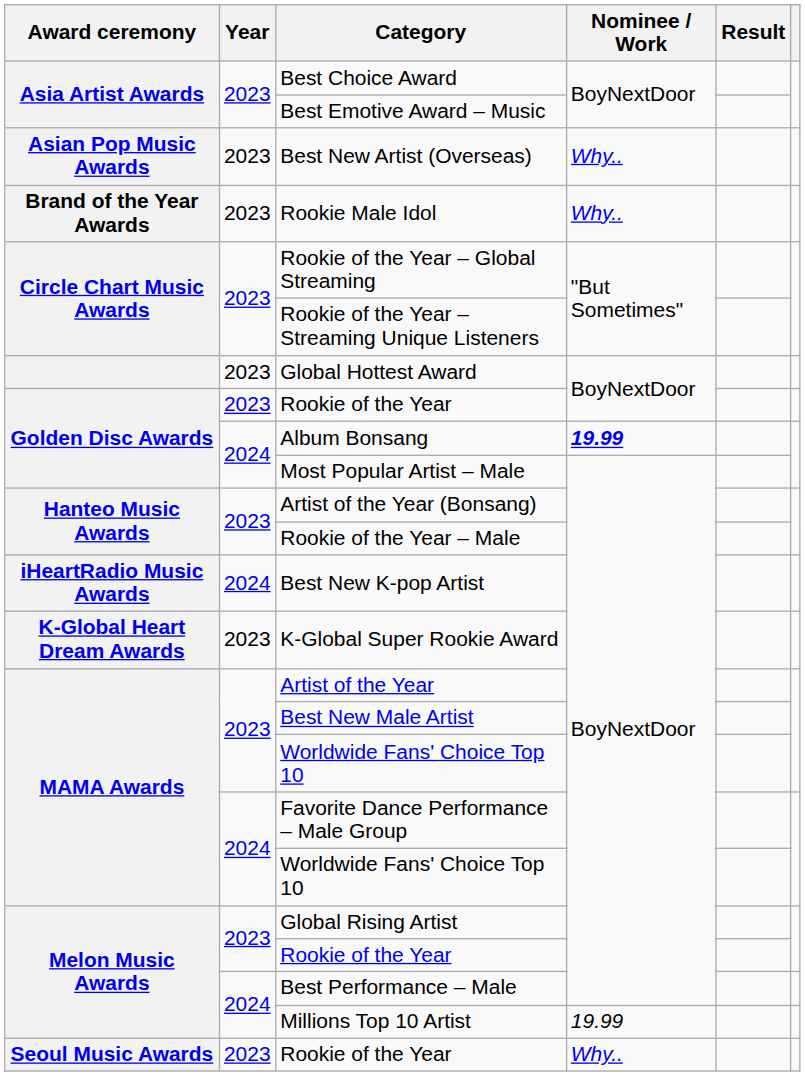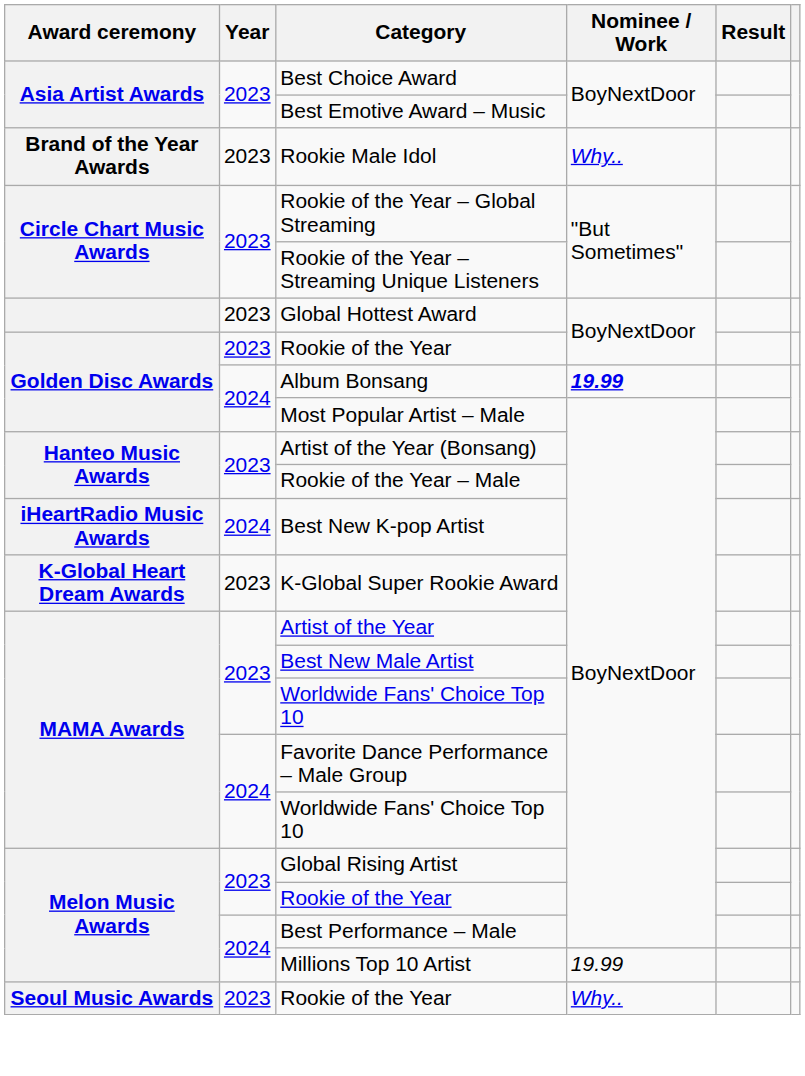- row: (112, 156)
